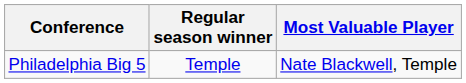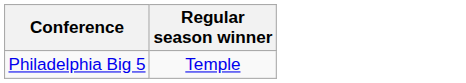- column: (369, 27)
